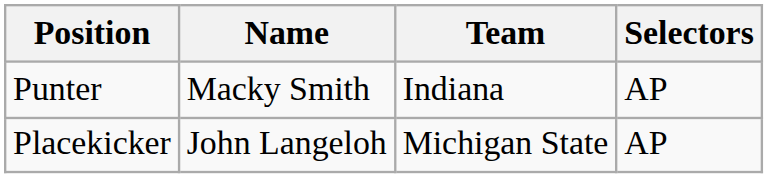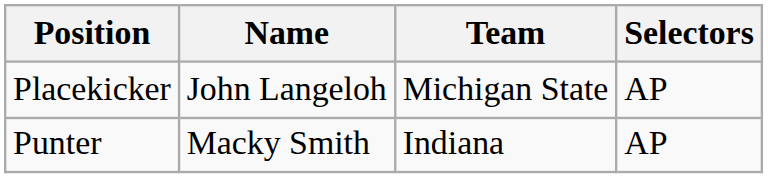rows swapped: (92, 144) <-> (57, 88)
